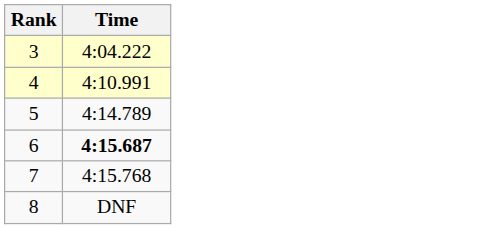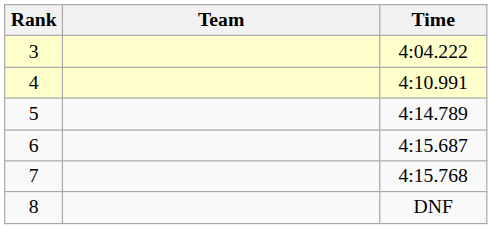+ column: (221, 20)
(117, 144) bold -> (433, 144) normal
